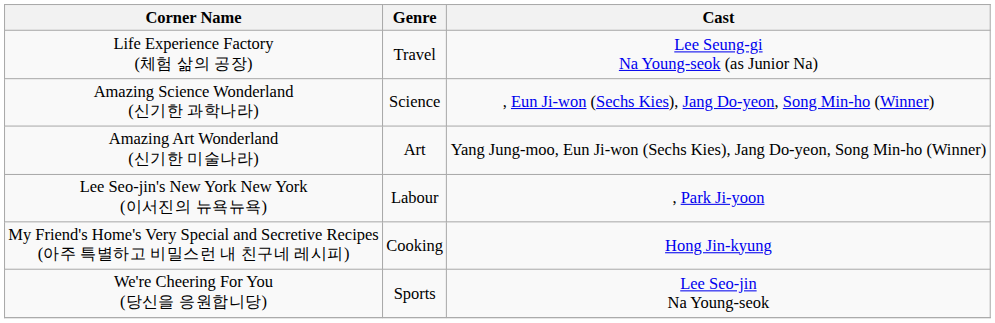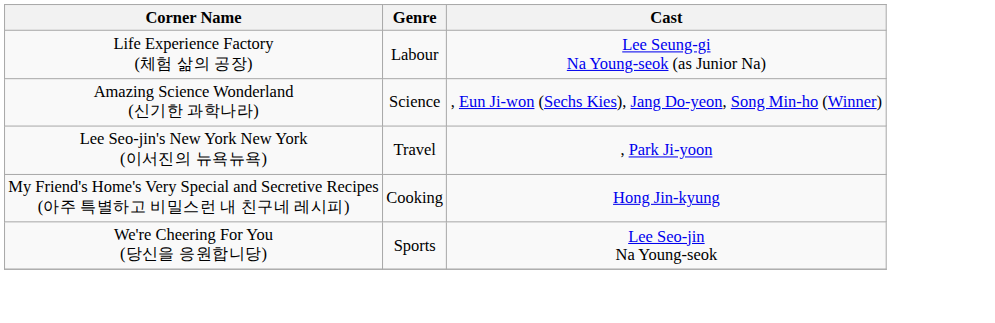(415, 54) Travel -> (415, 54) Labour
- row: (194, 149)
(415, 197) Labour -> (415, 150) Travel
